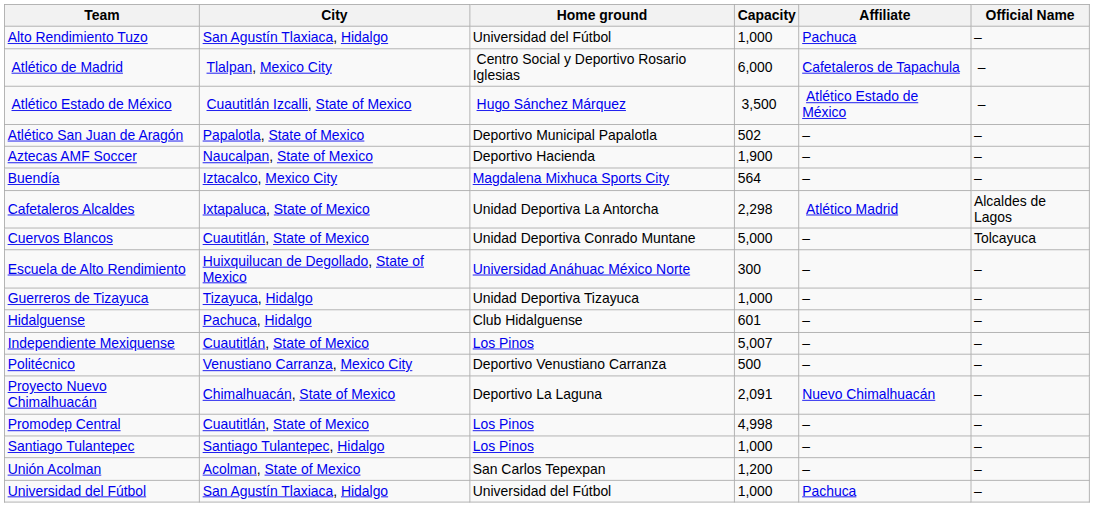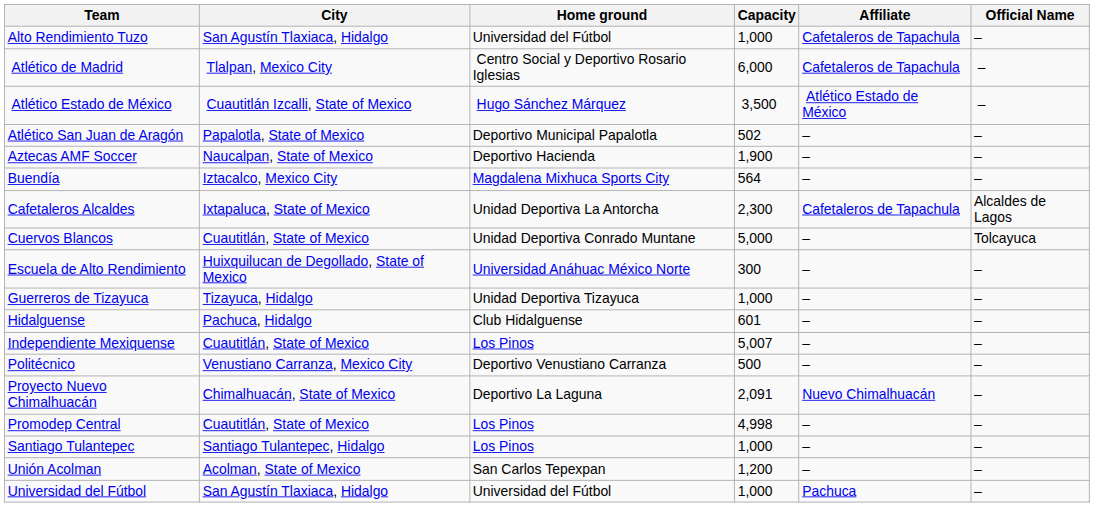(829, 37) Pachuca -> (881, 37) Cafetaleros de Tapachula
(755, 209) 2,298 -> (755, 209) 2,300
(852, 209) Atlético Madrid -> (881, 209) Cafetaleros de Tapachula
